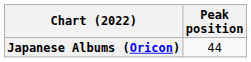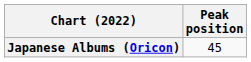(215, 47) 44 -> (215, 47) 45
